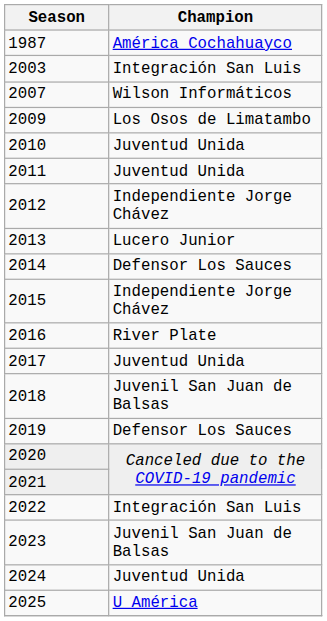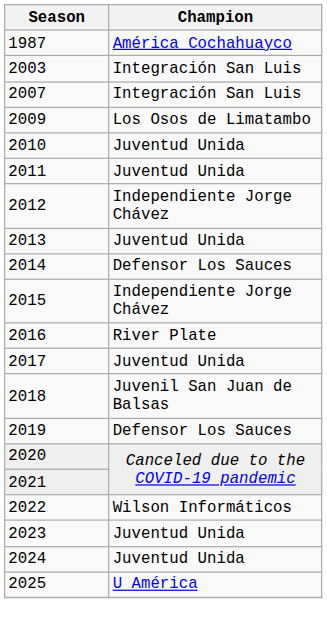(202, 94) Wilson Informáticos -> (207, 94) Integración San Luis
(174, 241) Lucero Junior -> (179, 241) Juventud Unida
(207, 508) Integración San Luis -> (202, 508) Wilson Informáticos
(202, 542) Juvenil San Juan de Balsas -> (179, 533) Juventud Unida
